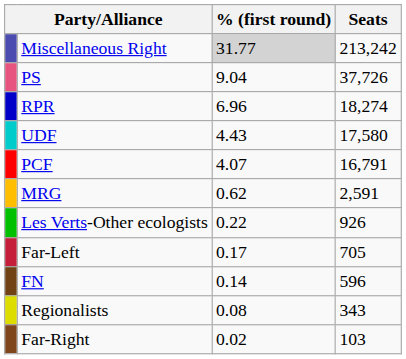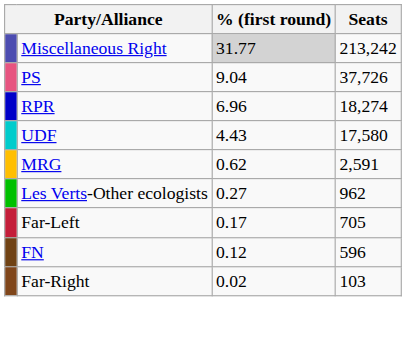- row: (37, 164)
(231, 222) 0.22 -> (231, 193) 0.27
(353, 222) 926 -> (353, 193) 962
(231, 280) 0.14 -> (231, 251) 0.12
- row: (65, 309)
